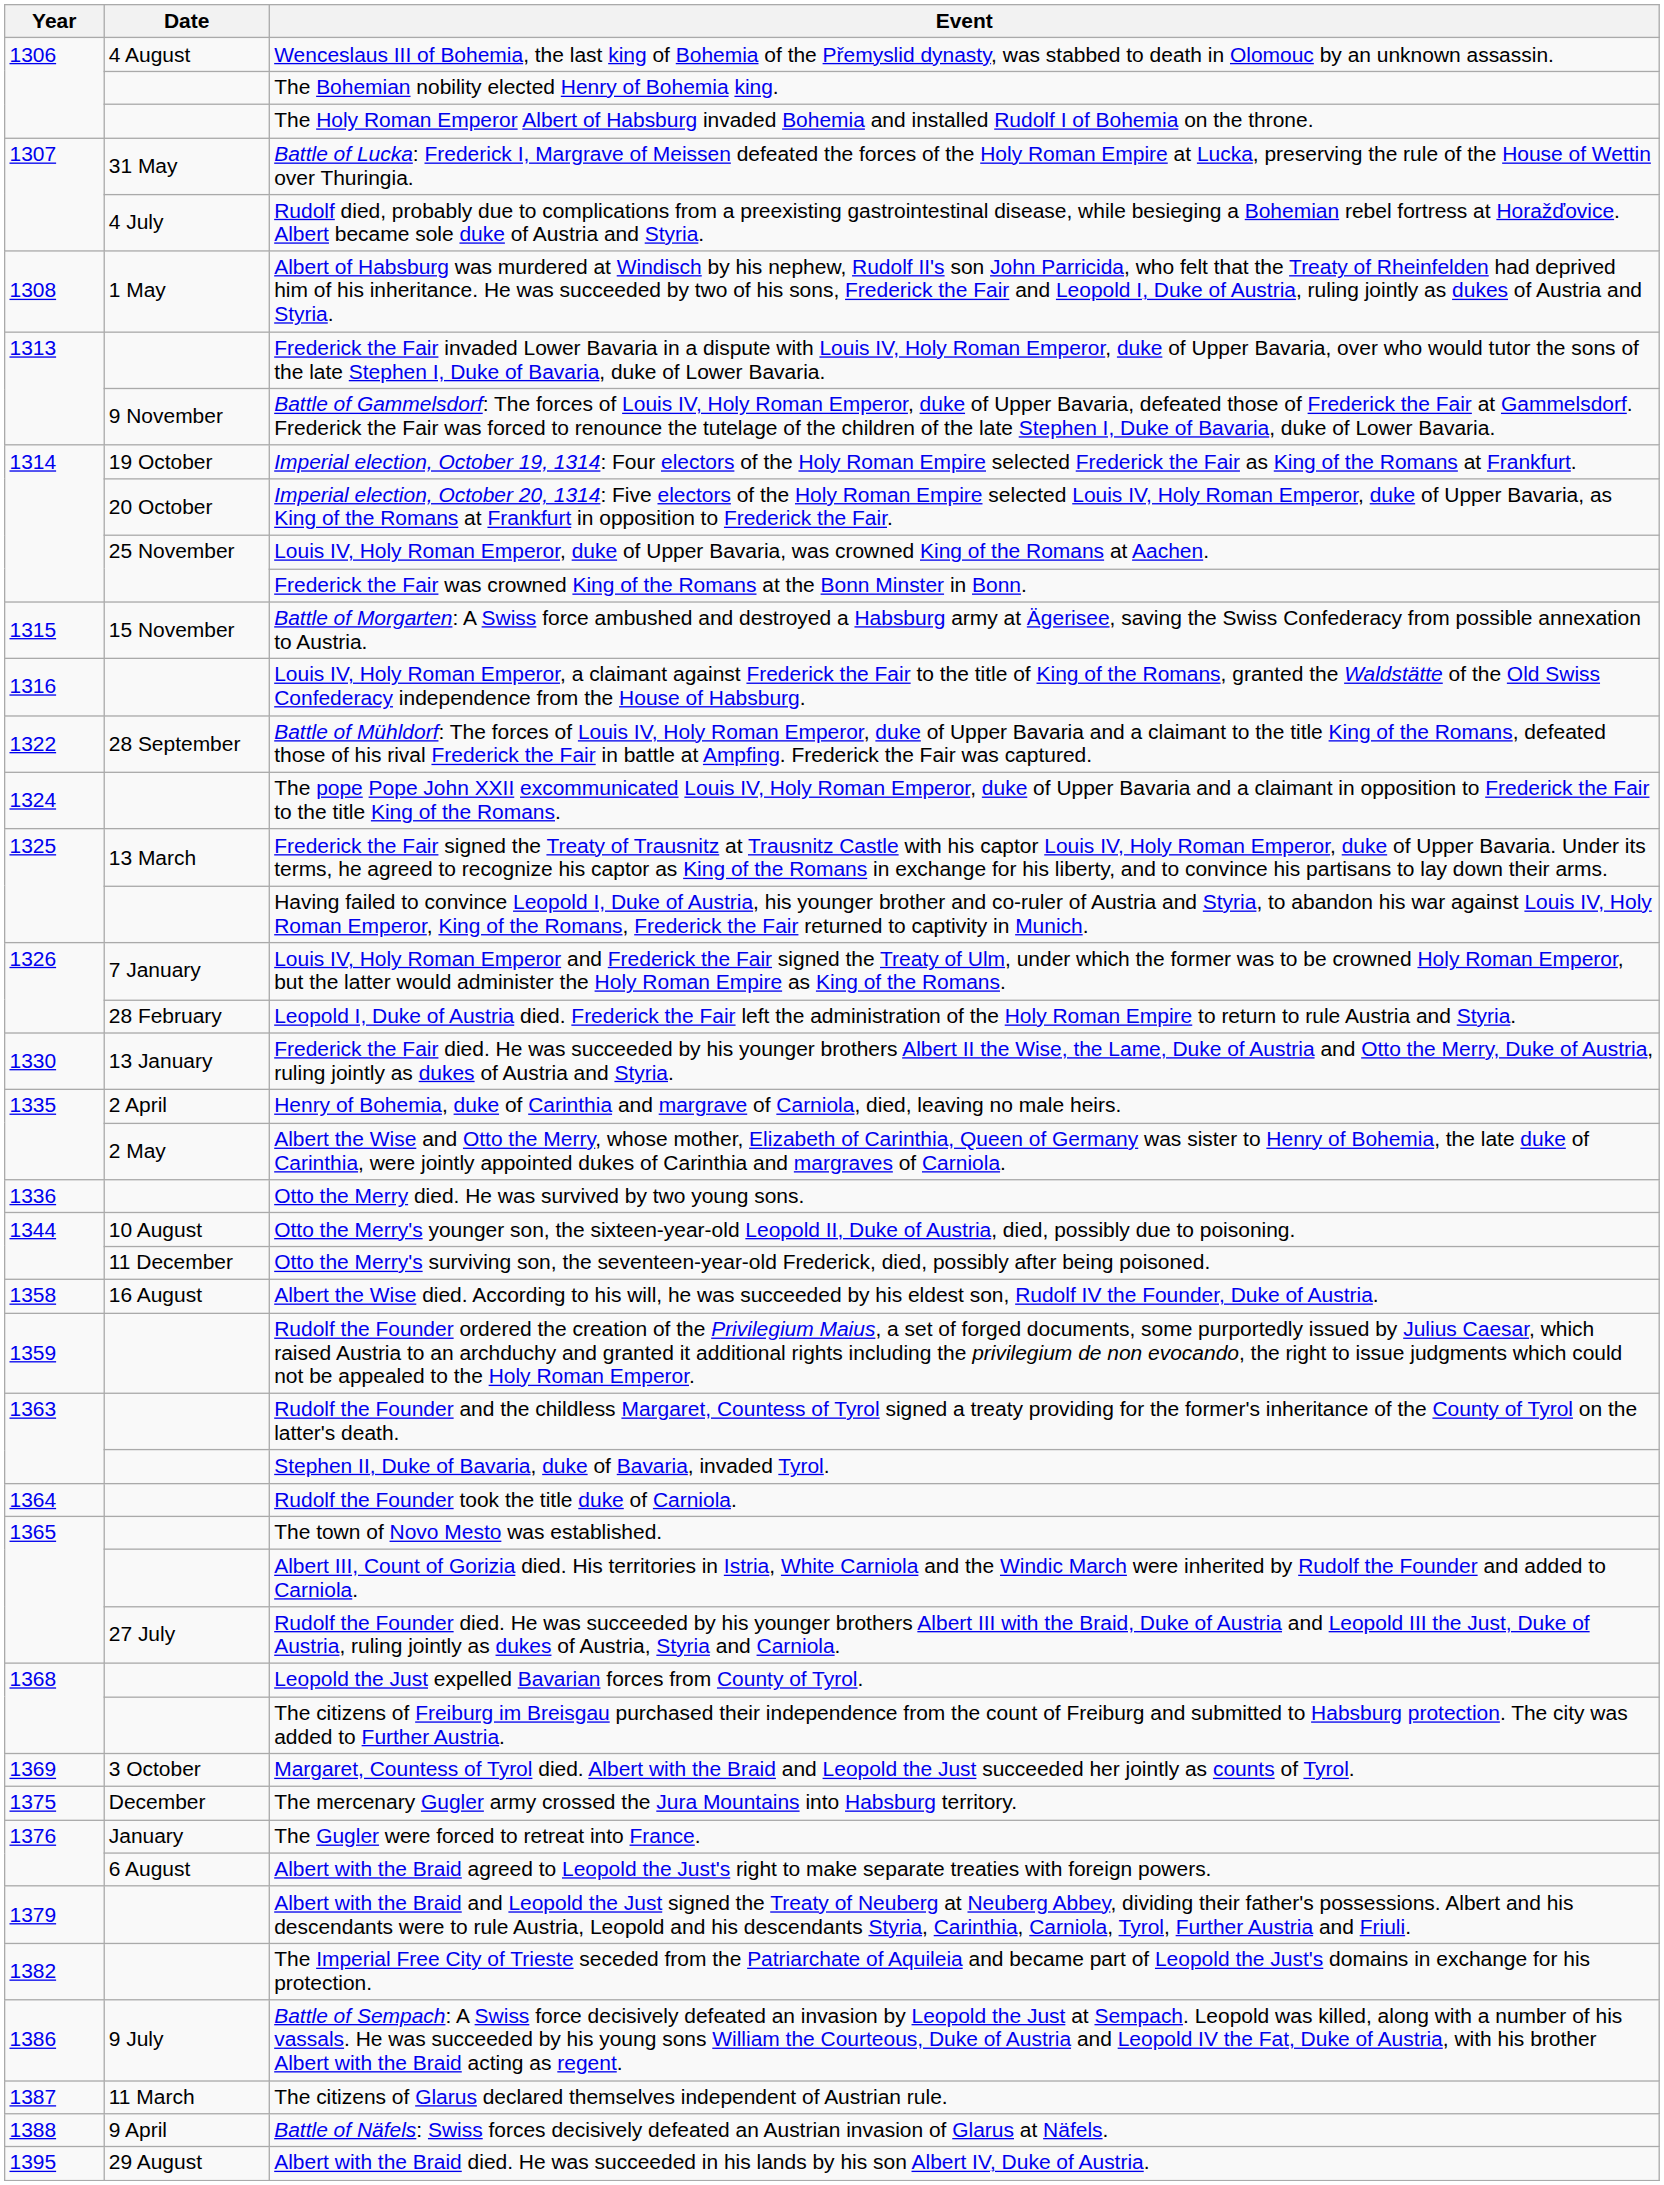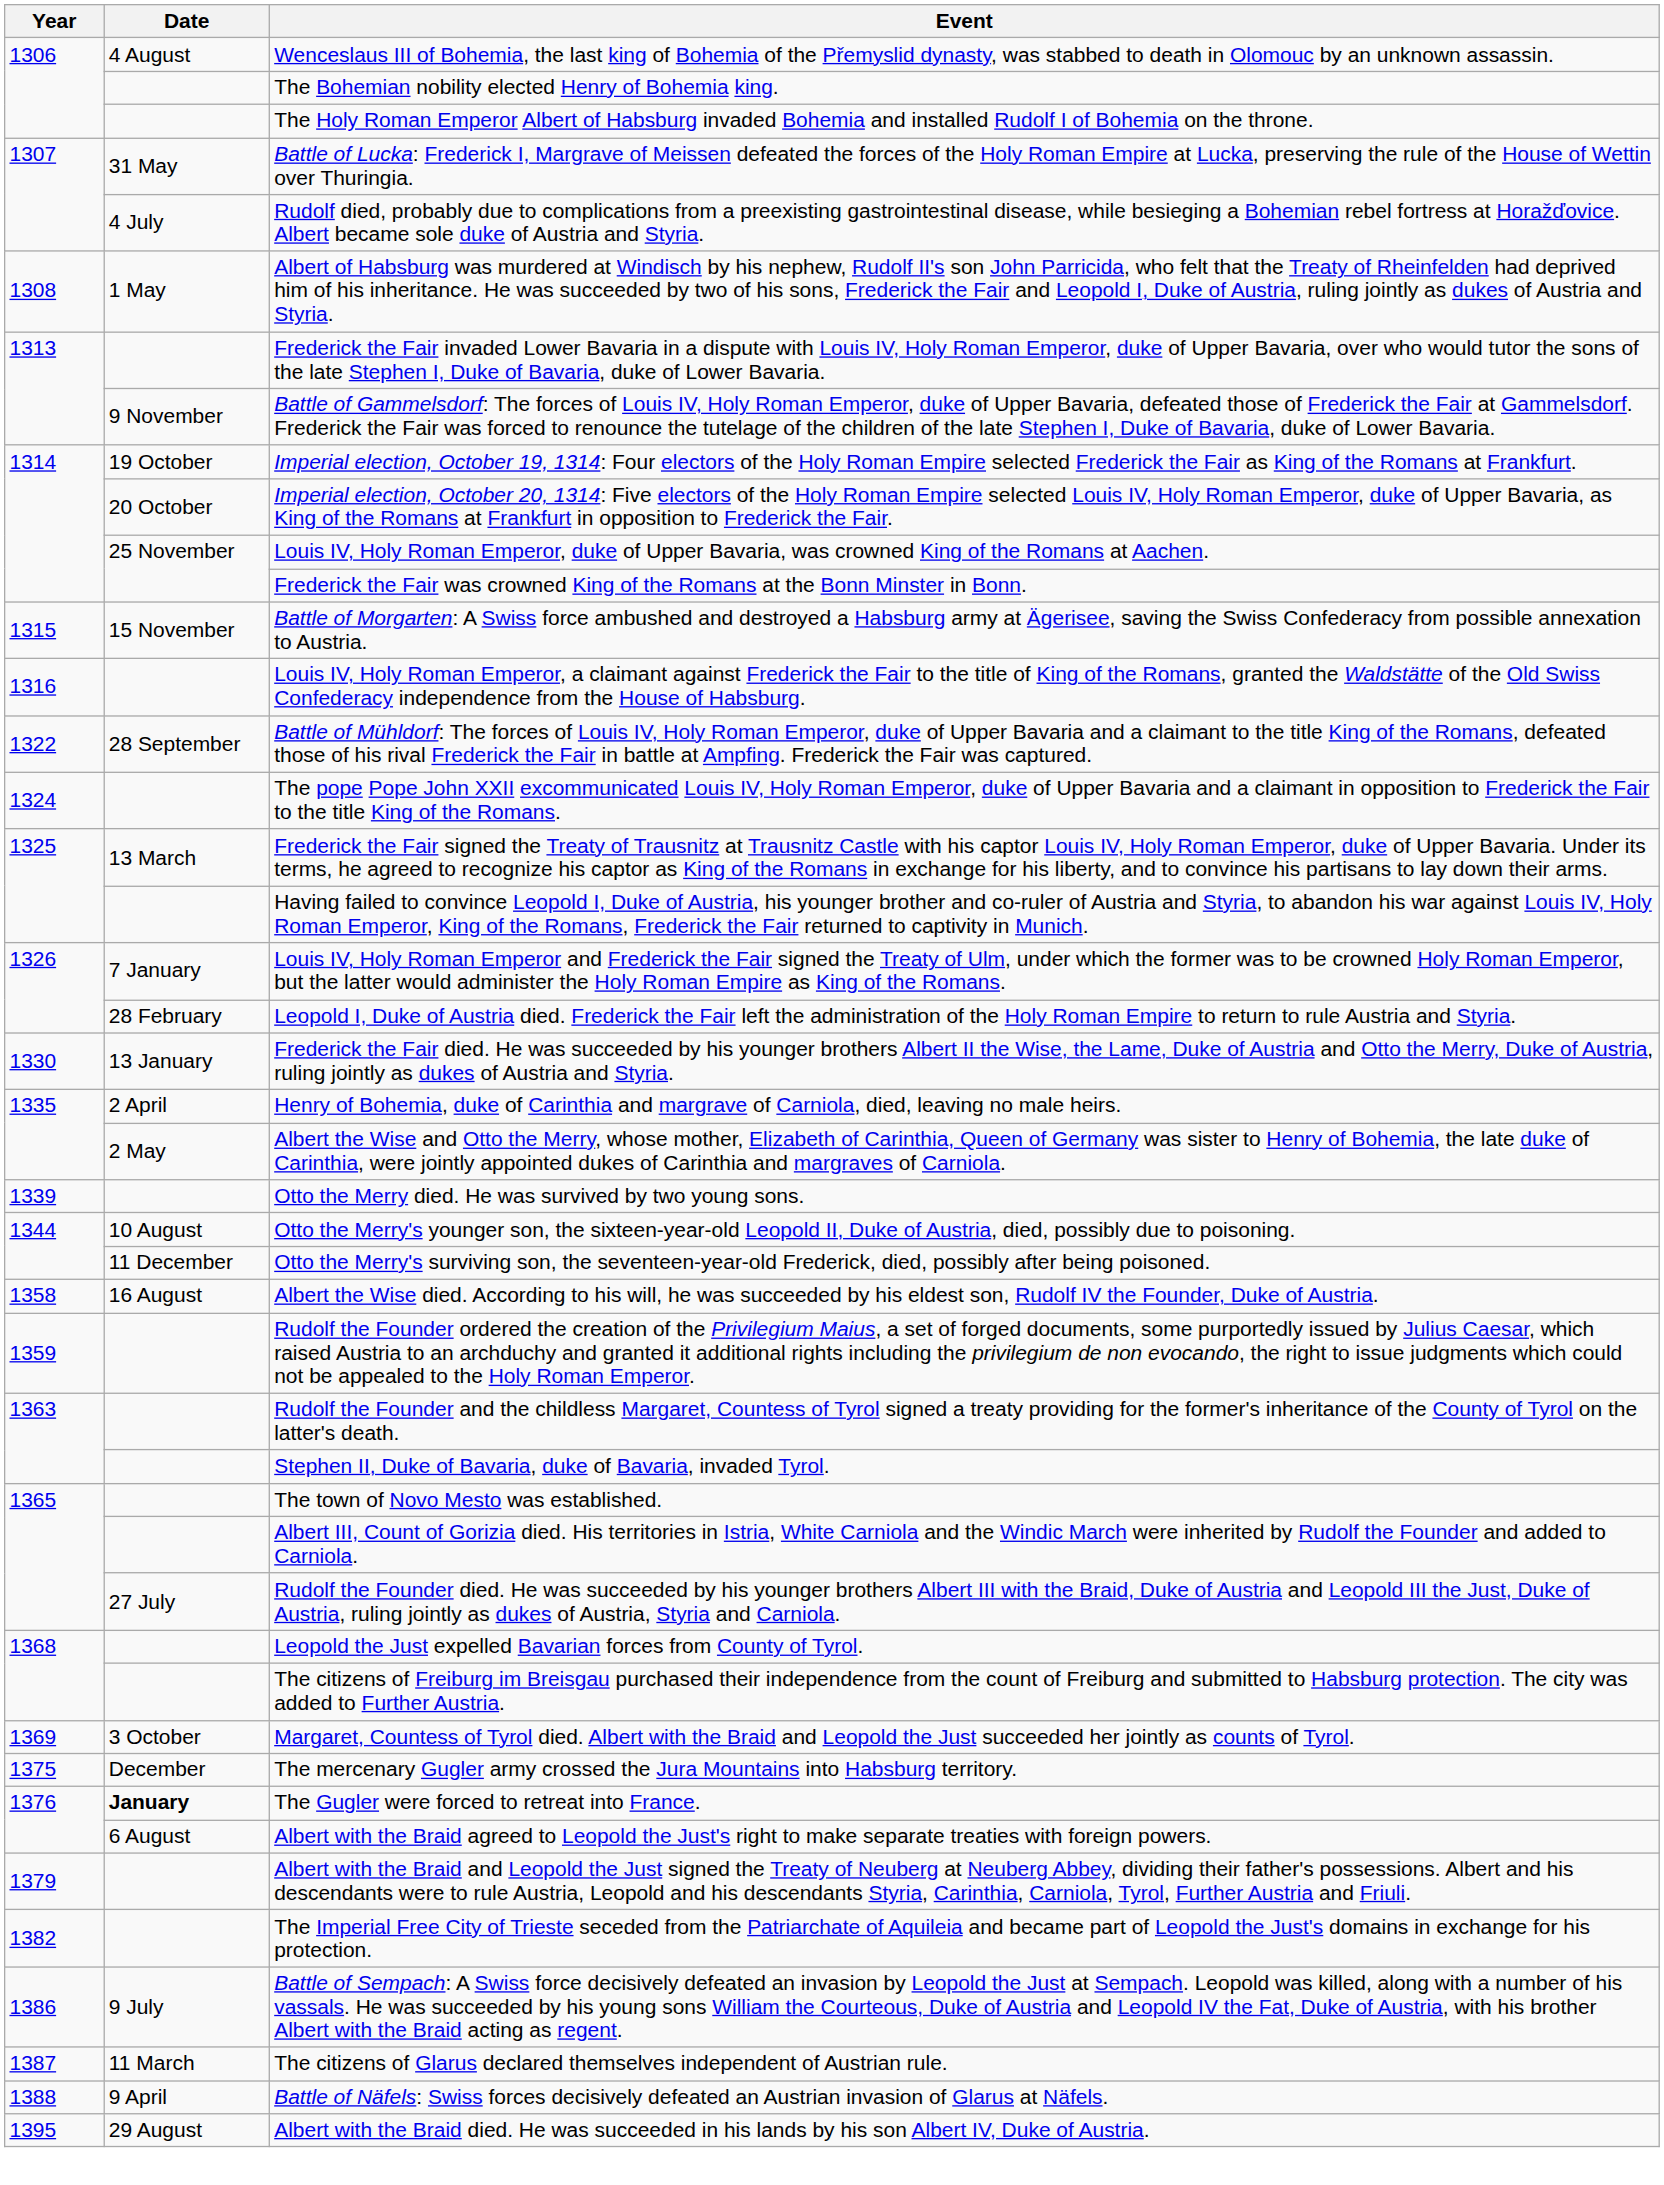(33, 1196) 1336 -> (33, 1196) 1339
- row: (505, 1499)
(146, 1836) normal -> (149, 1803) bold
